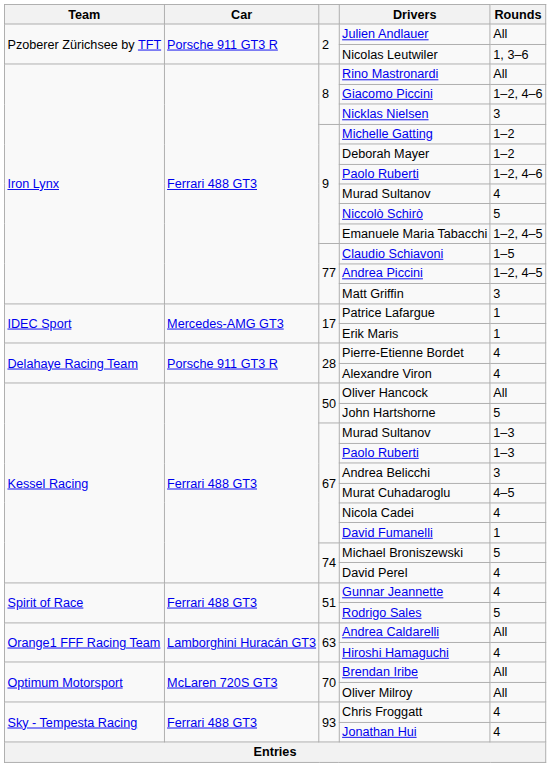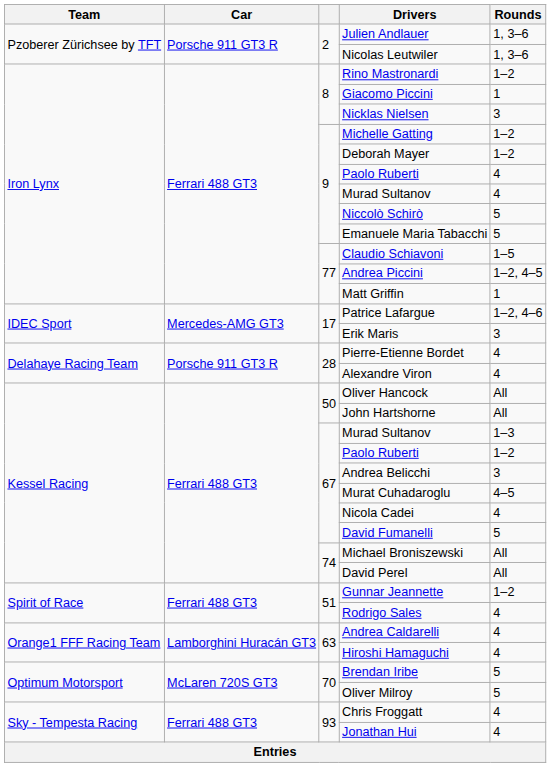(500, 34) All -> (511, 34) 1, 3–6
(500, 74) All -> (504, 74) 1–2
(518, 94) 1–2, 4–6 -> (497, 94) 1
(518, 174) 1–2, 4–6 -> (497, 174) 4
(518, 233) 1–2, 4–5 -> (497, 233) 5
(497, 293) 3 -> (497, 293) 1
(497, 313) 1 -> (518, 313) 1–2, 4–6
(497, 333) 1 -> (497, 333) 3
(497, 413) 5 -> (500, 413) All
(504, 453) 1–3 -> (504, 453) 1–2
(497, 532) 1 -> (497, 532) 5
(497, 552) 5 -> (500, 552) All
(497, 572) 4 -> (500, 572) All
(497, 592) 4 -> (504, 592) 1–2
(497, 612) 5 -> (497, 612) 4
(500, 632) All -> (497, 632) 4
(500, 672) All -> (497, 672) 5
(500, 692) All -> (497, 692) 5
